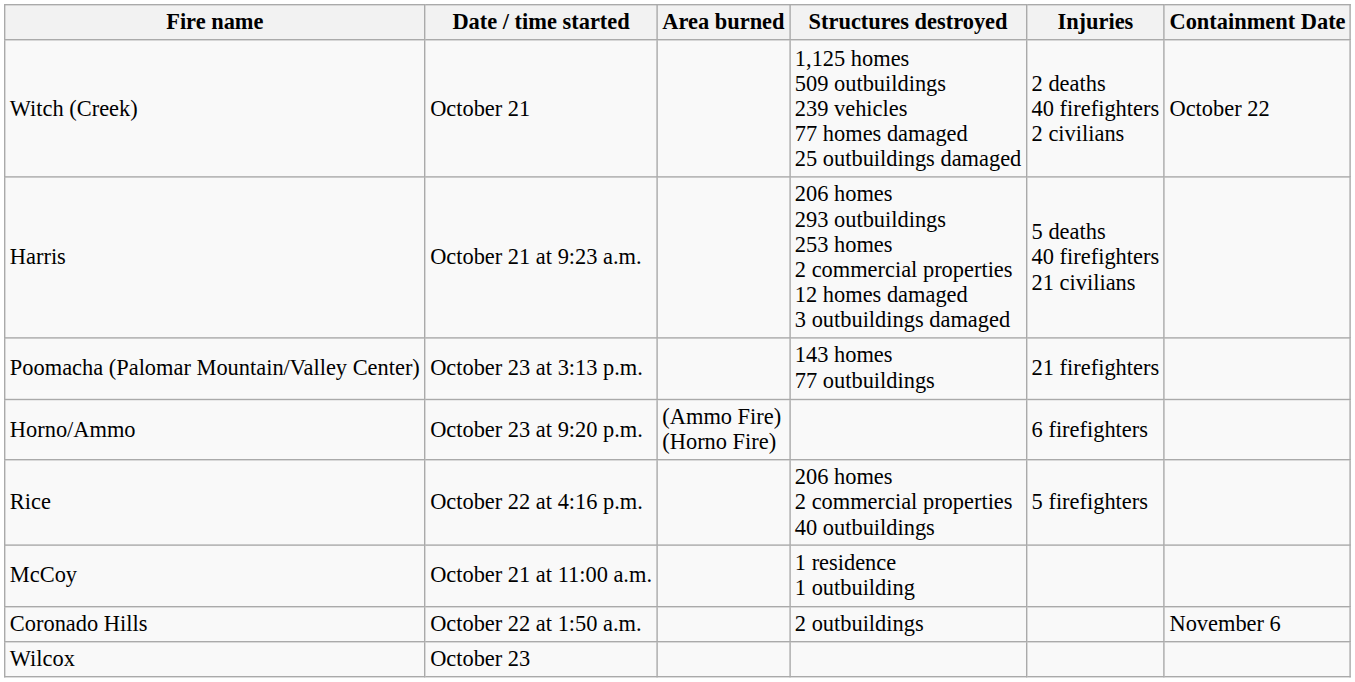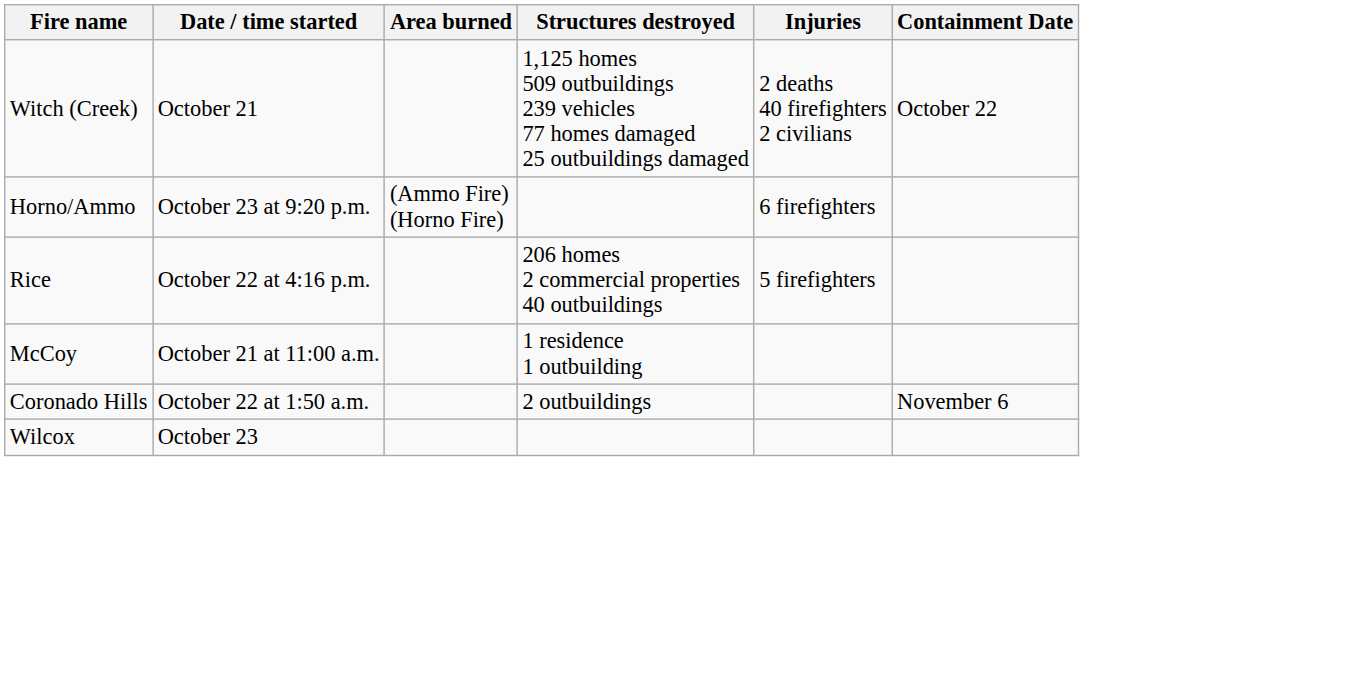- row: (38, 257)
- row: (215, 368)
